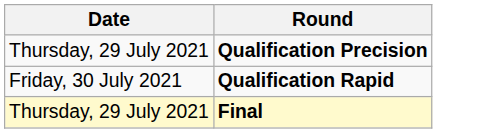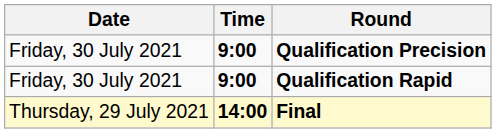+ column: (243, 19)
(109, 50) Thursday, 29 July 2021 -> (96, 50) Friday, 30 July 2021
